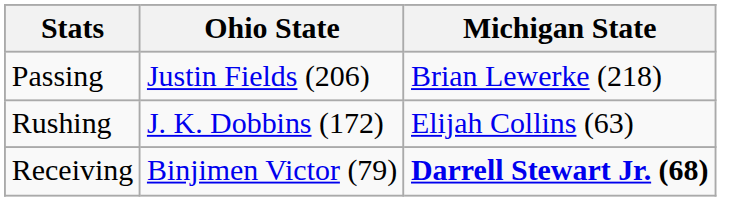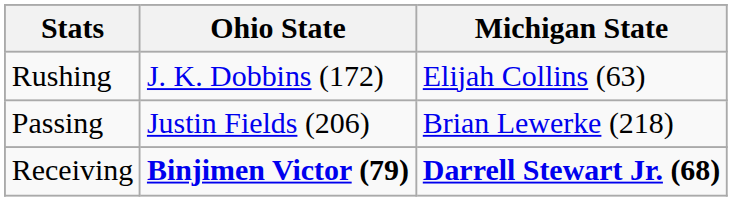rows swapped: (58, 75) <-> (62, 123)
(272, 170) normal -> (278, 170) bold
